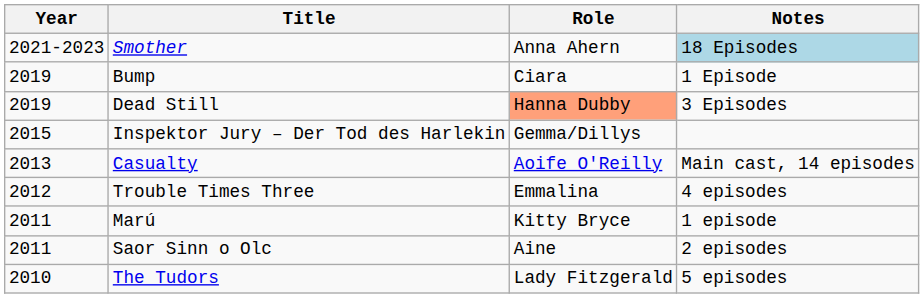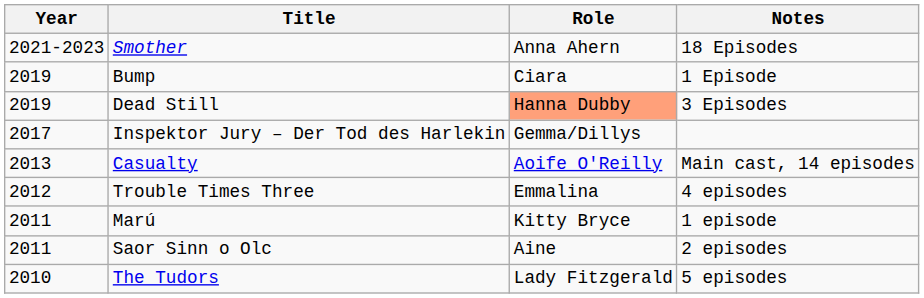(740, 48) lightblue background -> (740, 48) no background
(30, 134) 2015 -> (30, 134) 2017
